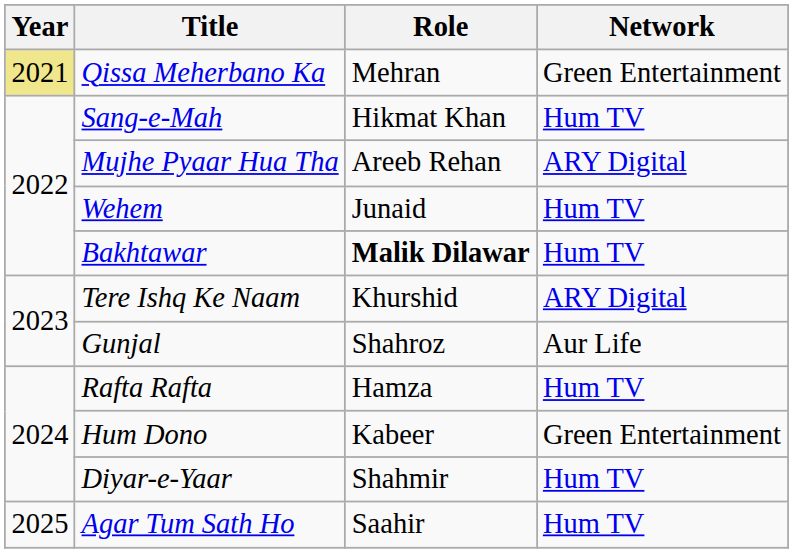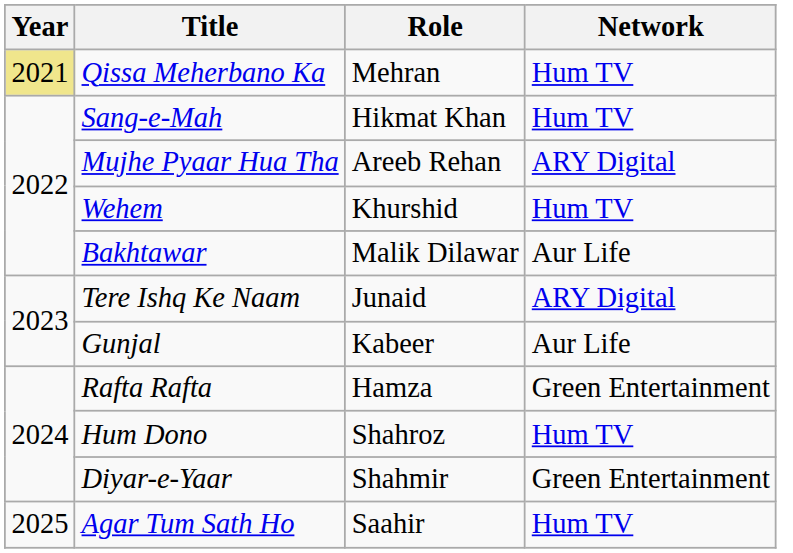(662, 72) Green Entertainment -> (583, 72) Hum TV
(389, 207) Junaid -> (405, 207) Khurshid
(441, 252) bold -> (435, 252) normal
(594, 252) Hum TV -> (581, 252) Aur Life
(405, 298) Khurshid -> (389, 298) Junaid
(398, 343) Shahroz -> (393, 343) Kabeer
(594, 388) Hum TV -> (651, 388) Green Entertainment
(393, 433) Kabeer -> (398, 433) Shahroz
(662, 433) Green Entertainment -> (583, 433) Hum TV
(594, 478) Hum TV -> (651, 478) Green Entertainment
